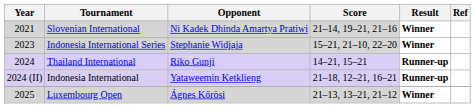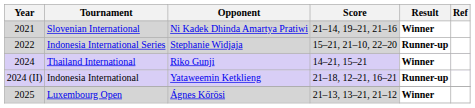(24, 45) 2023 -> (24, 45) 2022
(418, 45) Winner -> (425, 45) Runner-up
(425, 62) Runner-up -> (418, 62) Winner
